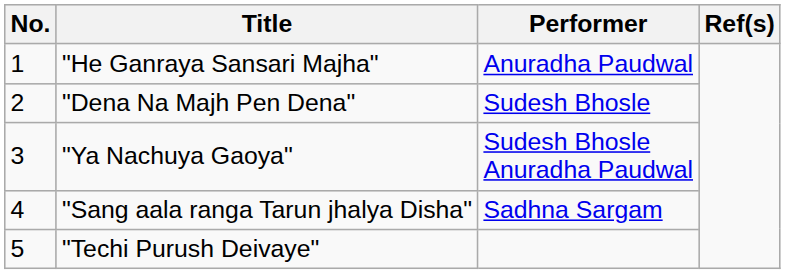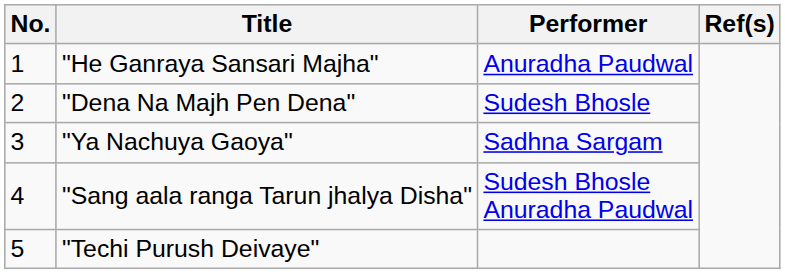(588, 156) Sudesh Bhosle Anuradha Paudwal -> (573, 142) Sadhna Sargam
(573, 209) Sadhna Sargam -> (588, 195) Sudesh Bhosle Anuradha Paudwal
